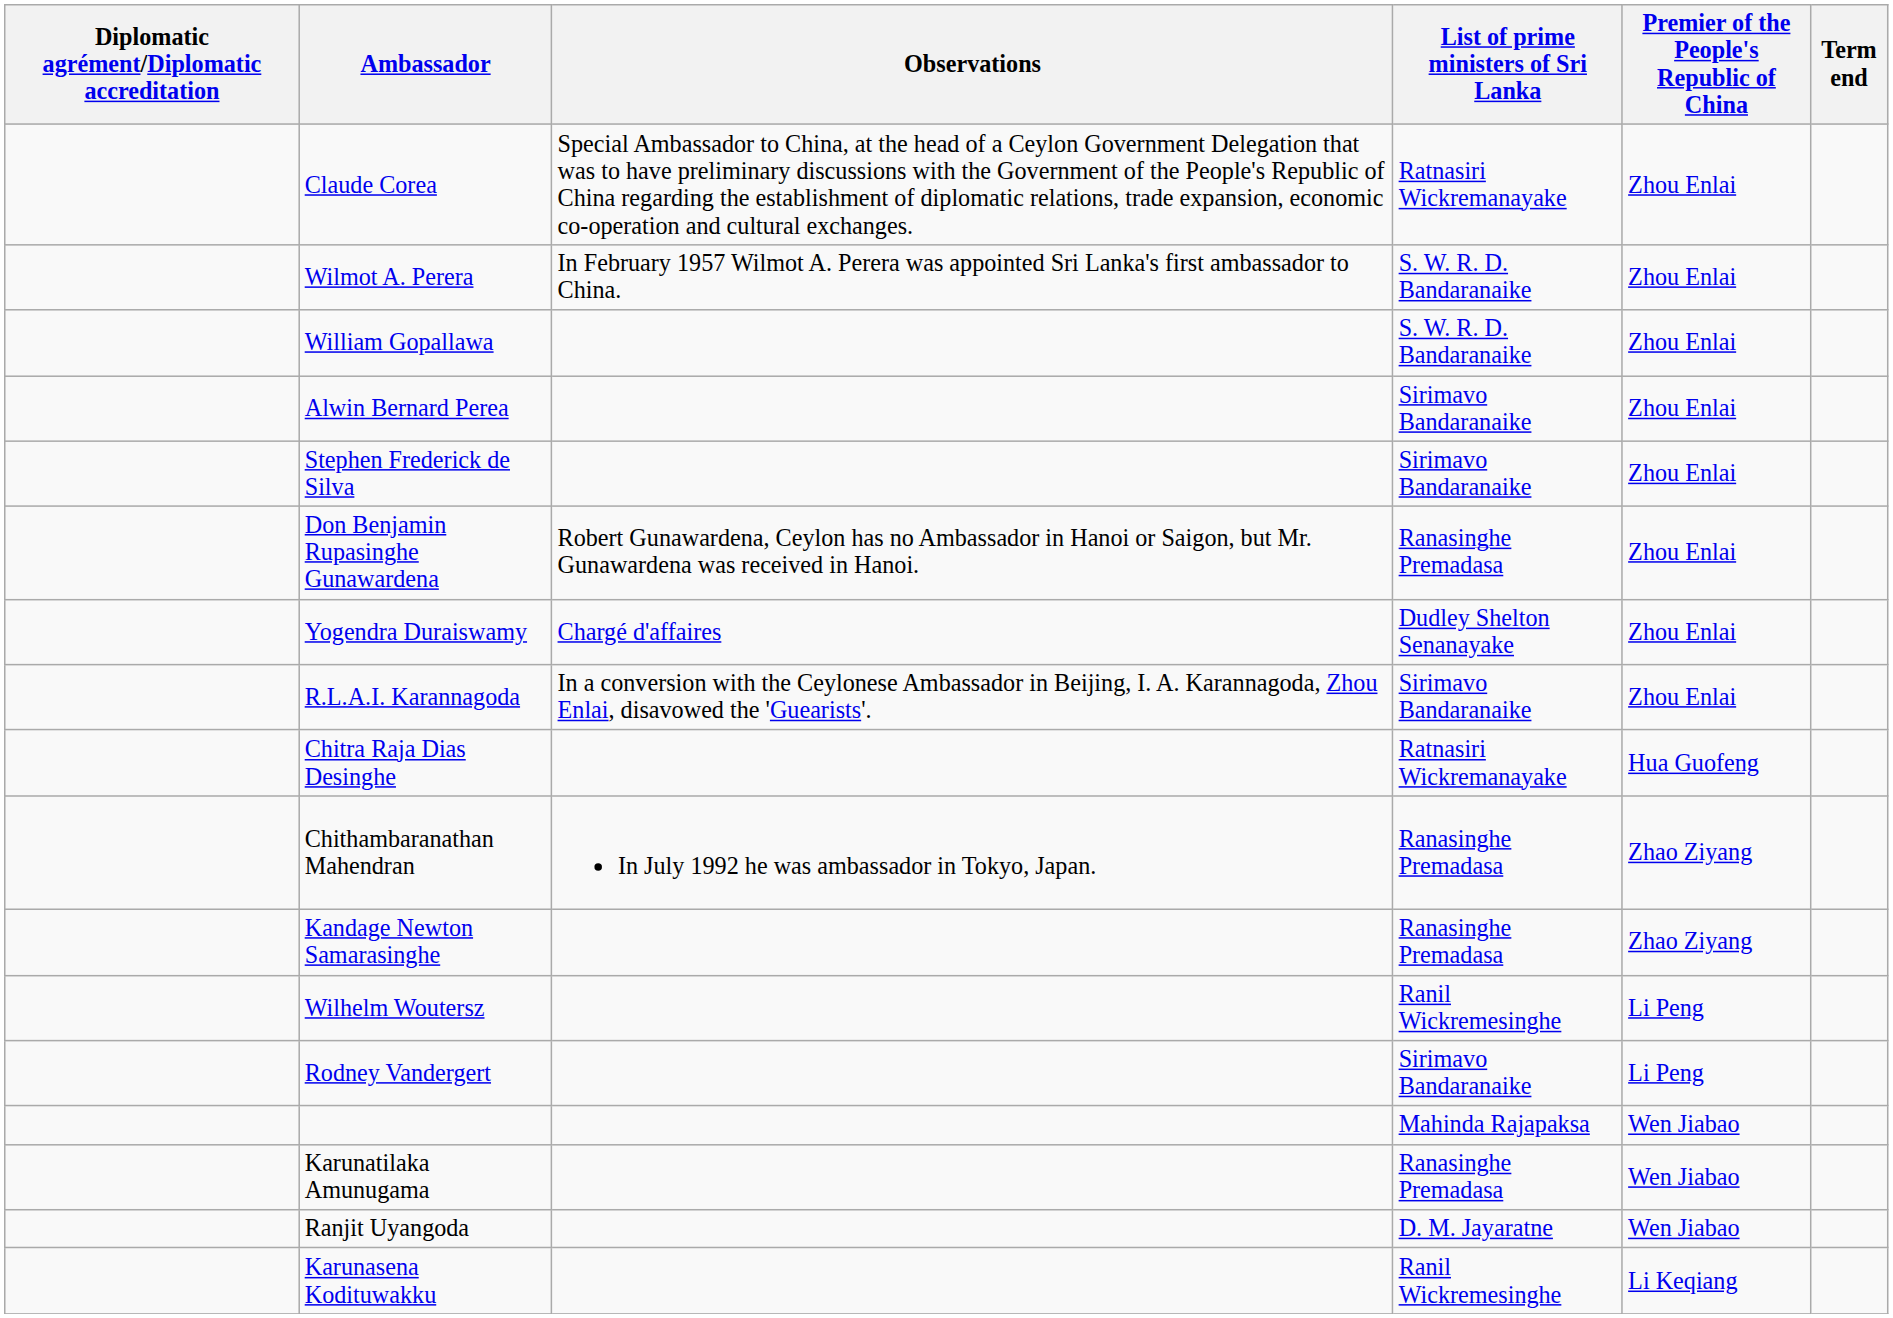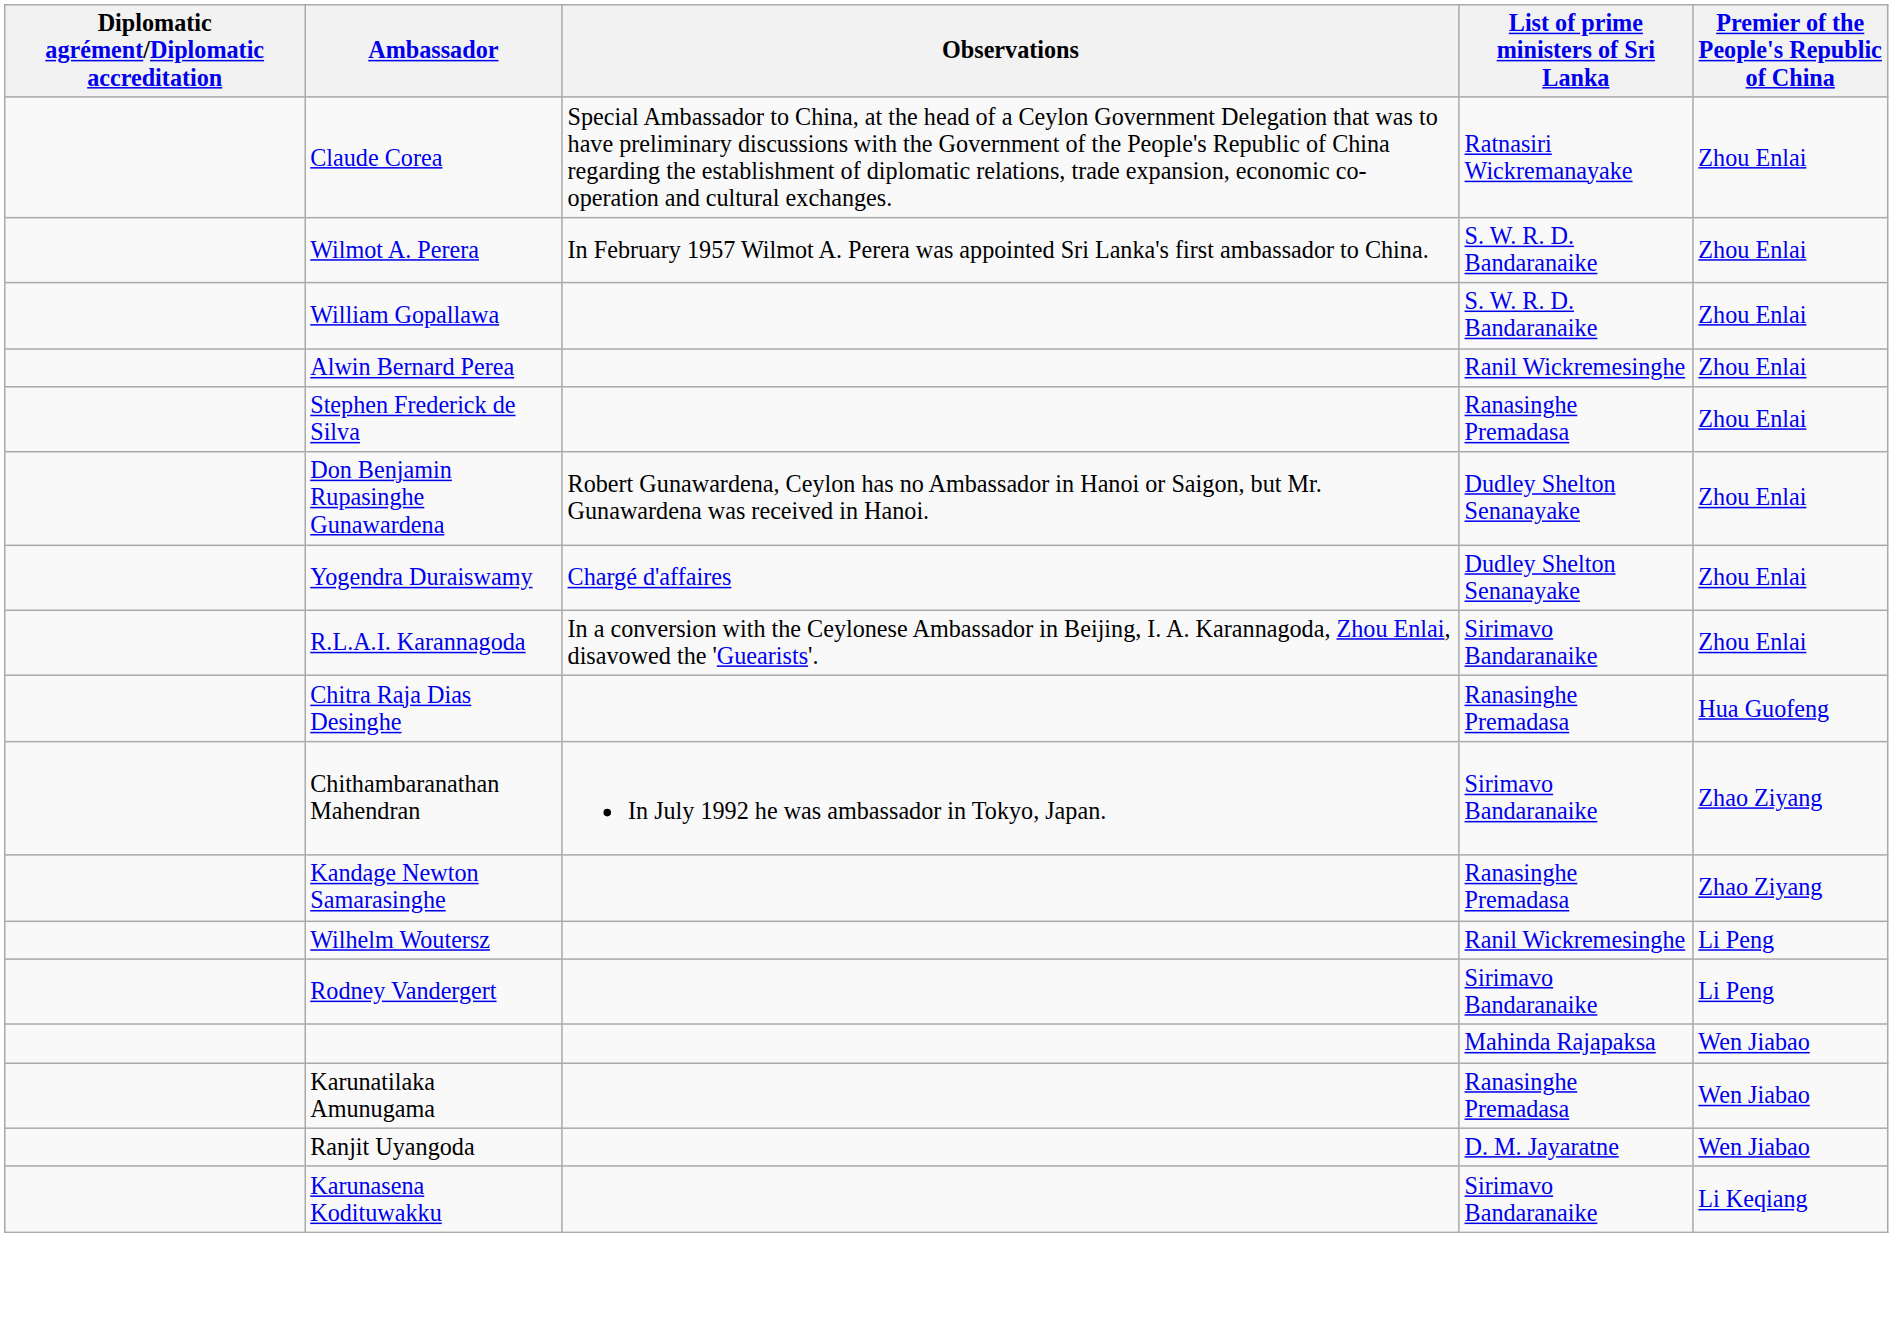- column: (1849, 64)
(1465, 407) Sirimavo Bandaranaike -> (1575, 367) Ranil Wickremesinghe
(1465, 473) Sirimavo Bandaranaike -> (1521, 419) Ranasinghe Premadasa
(1455, 552) Ranasinghe Premadasa -> (1540, 498) Dudley Shelton Senanayake
(1483, 762) Ratnasiri Wickremanayake -> (1521, 708) Ranasinghe Premadasa
(1455, 852) Ranasinghe Premadasa -> (1531, 797) Sirimavo Bandaranaike
(1480, 1280) Ranil Wickremesinghe -> (1531, 1199) Sirimavo Bandaranaike
